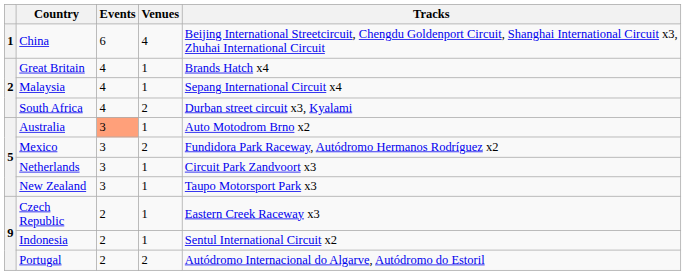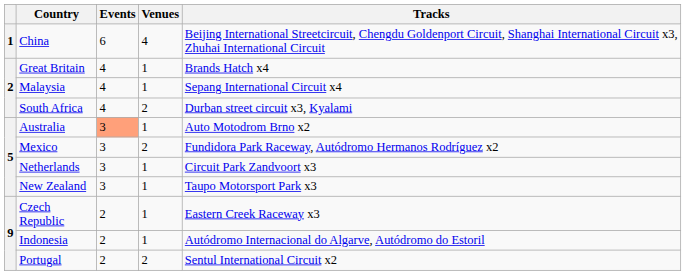(261, 240) Sentul International Circuit x2 -> (335, 240) Autódromo Internacional do Algarve, Autódromo do Estoril
(335, 260) Autódromo Internacional do Algarve, Autódromo do Estoril -> (261, 260) Sentul International Circuit x2
